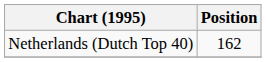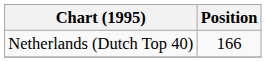(229, 43) 162 -> (229, 43) 166
